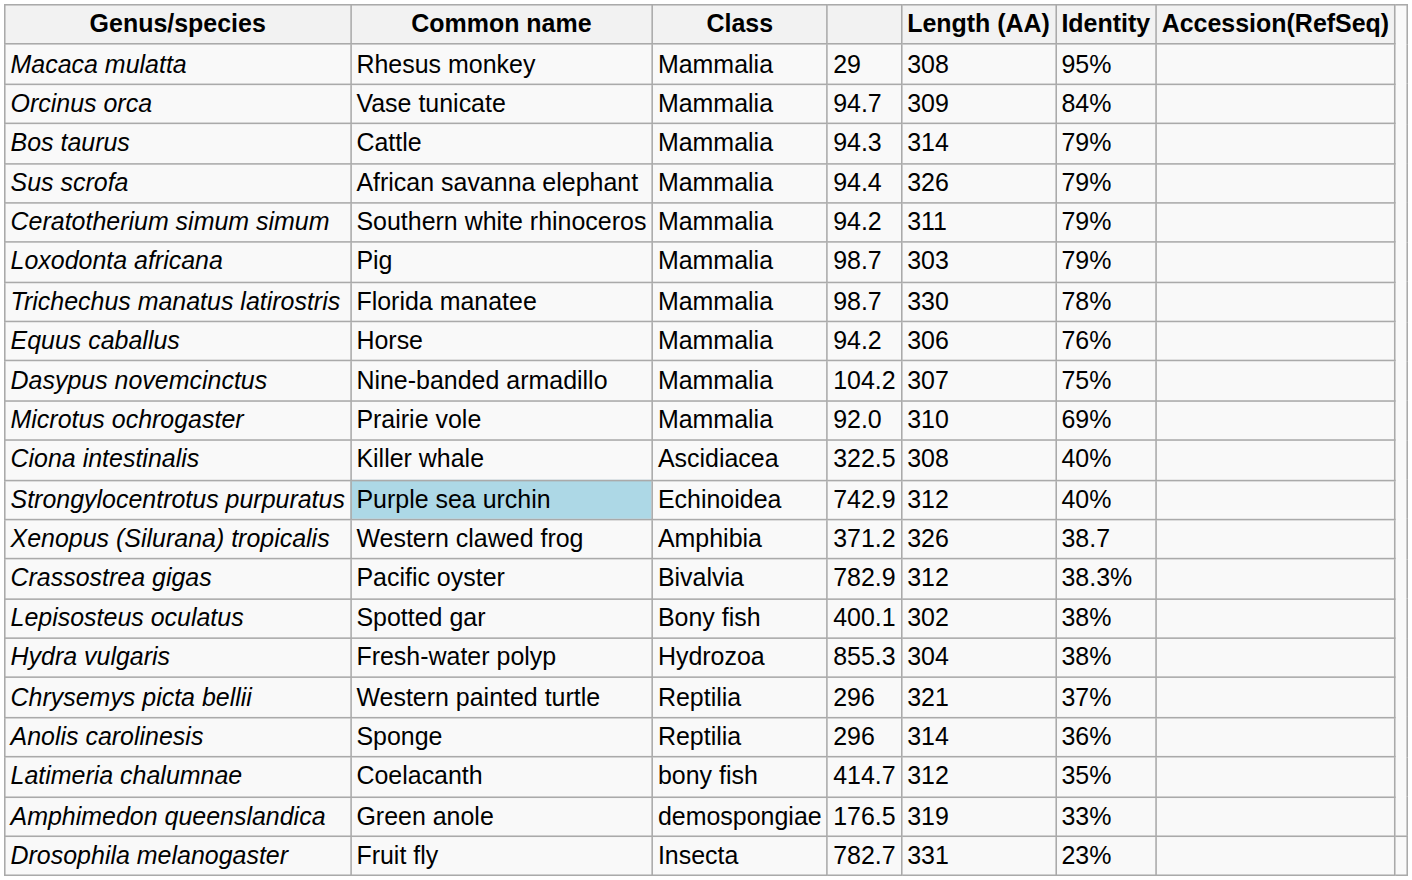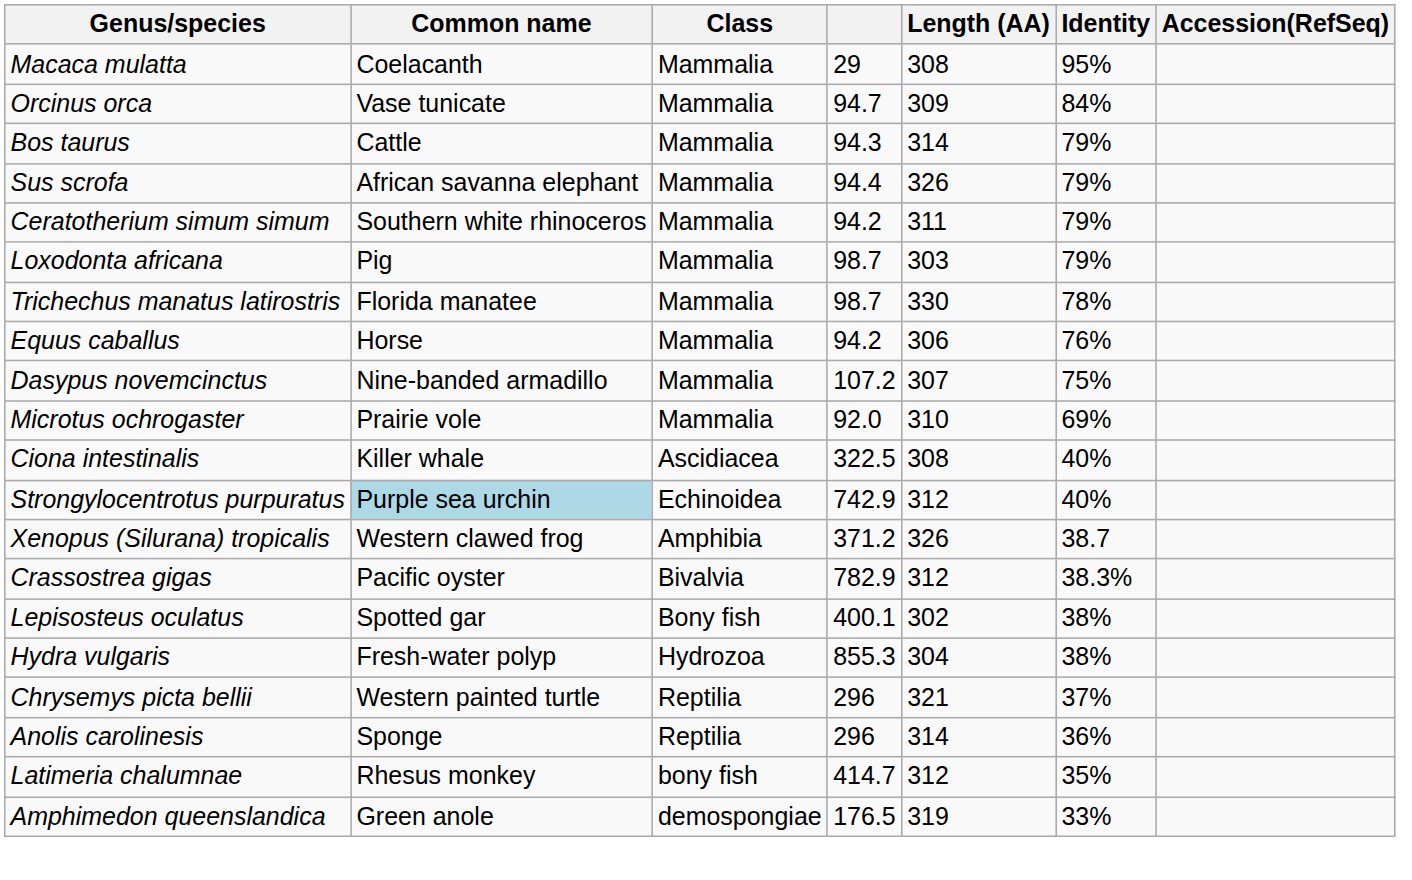(446, 63) Rhesus monkey -> (420, 63) Coelacanth
(864, 380) 104.2 -> (864, 380) 107.2
(420, 776) Coelacanth -> (446, 776) Rhesus monkey
- row: (149, 855)
